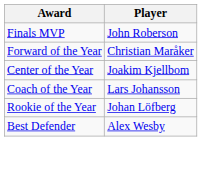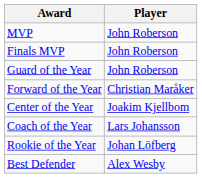+ row: (20, 32)
+ row: (49, 70)
